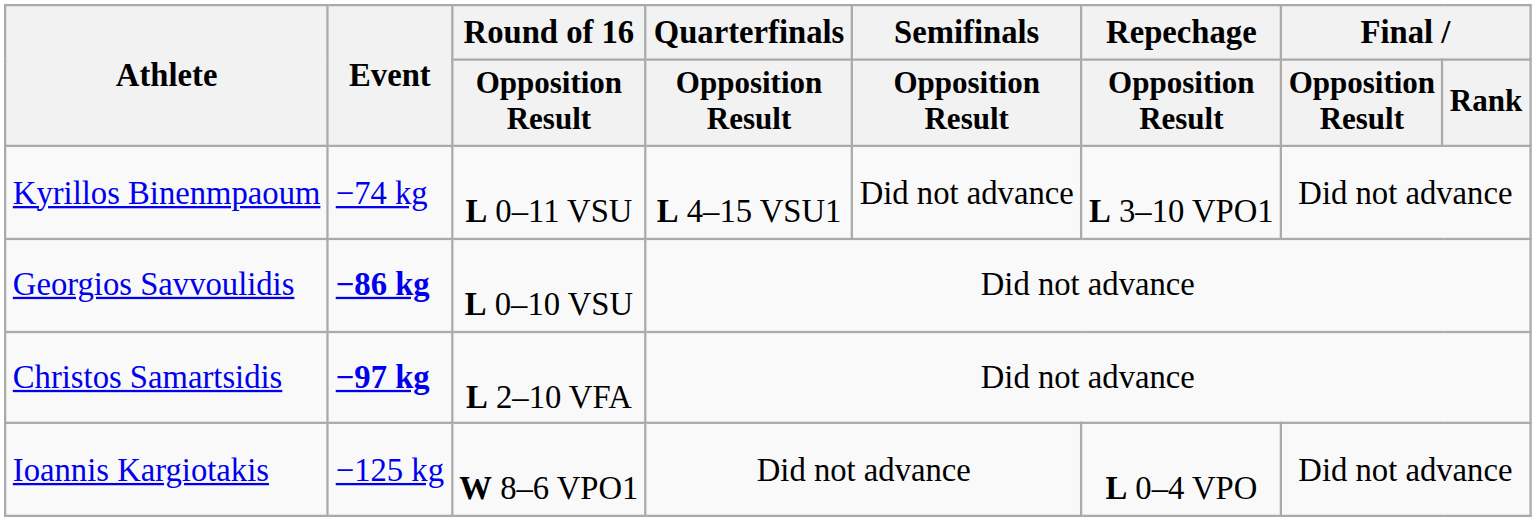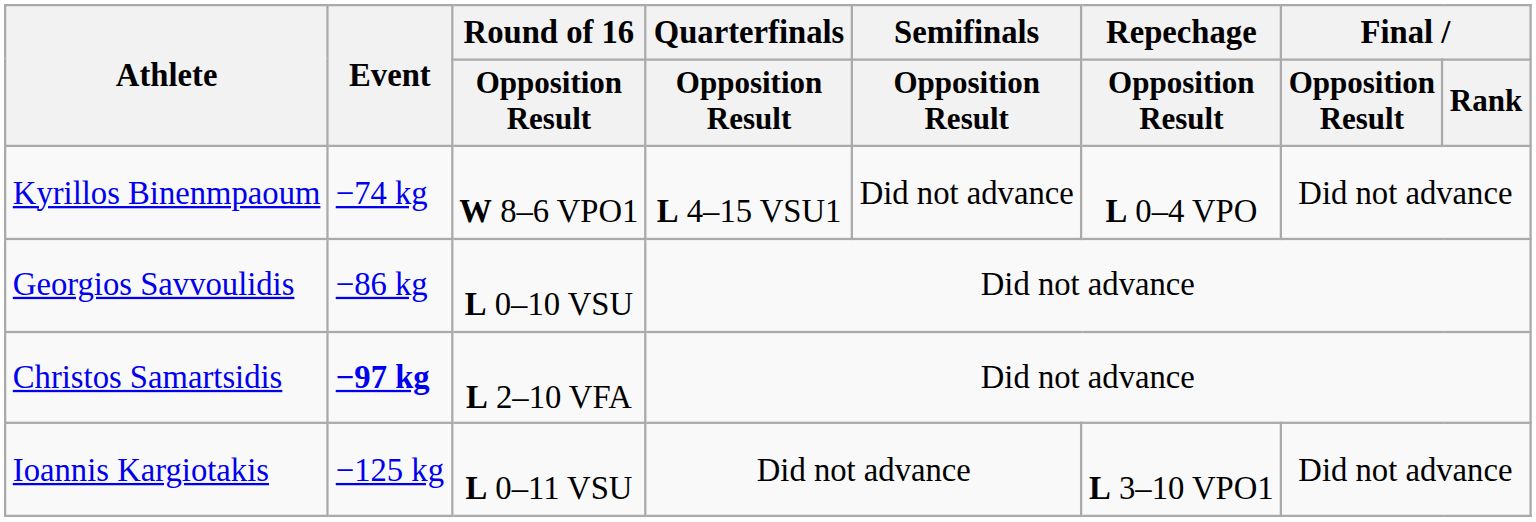(549, 211) L 0–11 VSU -> (549, 211) W 8–6 VPO1
(1181, 211) L 3–10 VPO1 -> (1181, 211) L 0–4 VPO
(383, 284) bold -> (382, 284) normal
(549, 489) W 8–6 VPO1 -> (549, 489) L 0–11 VSU
(1181, 489) L 0–4 VPO -> (1181, 489) L 3–10 VPO1
